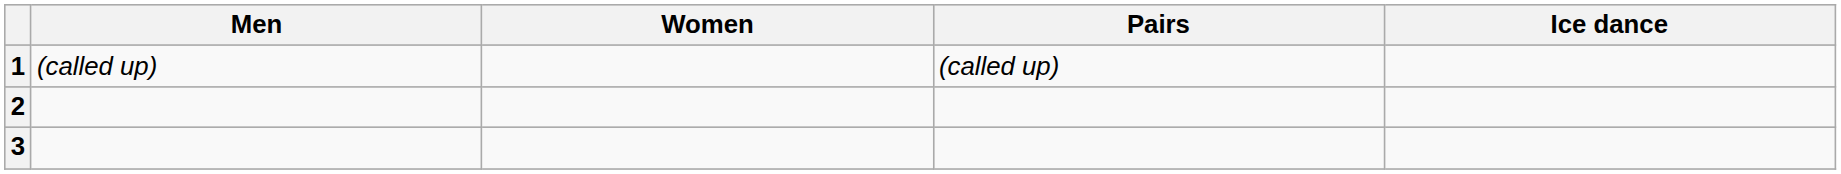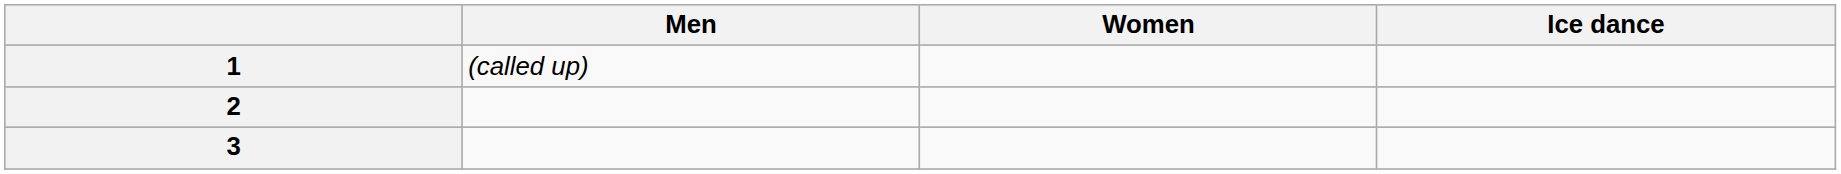- column: (1158, 24)
